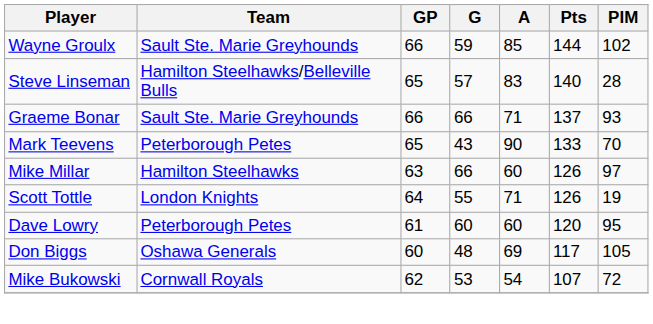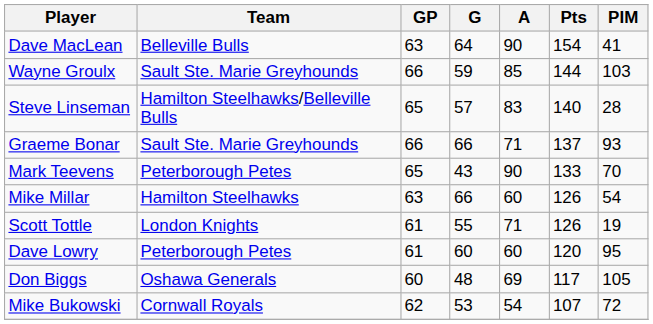+ row: (65, 44)
(617, 44) 102 -> (617, 71) 103
(612, 171) 97 -> (612, 198) 54
(414, 198) 64 -> (414, 225) 61
